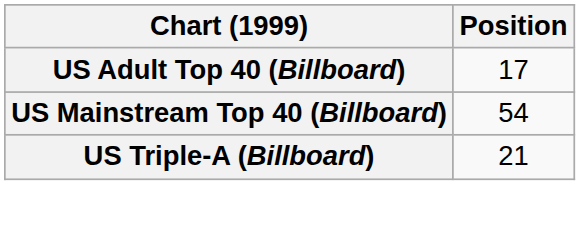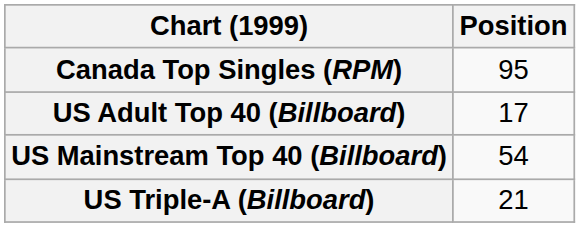+ row: (229, 69)
